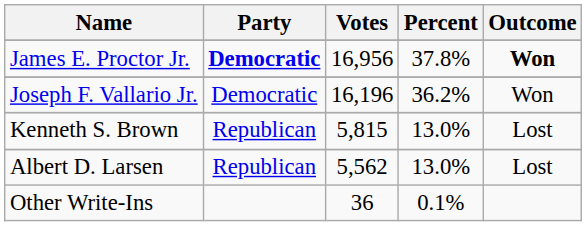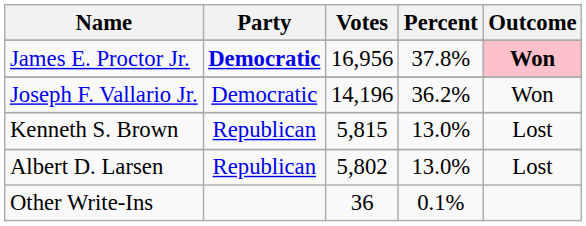(532, 58) no background -> (532, 58) pink background
(362, 94) 16,196 -> (362, 94) 14,196
(362, 166) 5,562 -> (362, 166) 5,802
